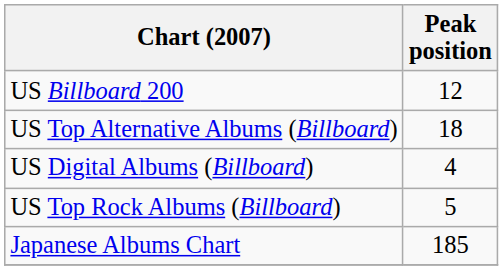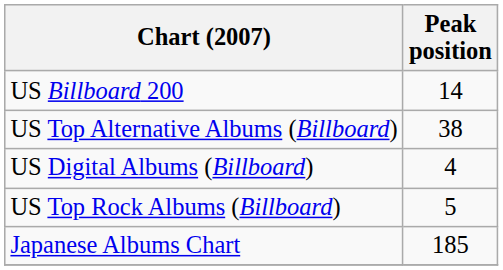(450, 90) 12 -> (450, 90) 14
(450, 129) 18 -> (450, 129) 38
